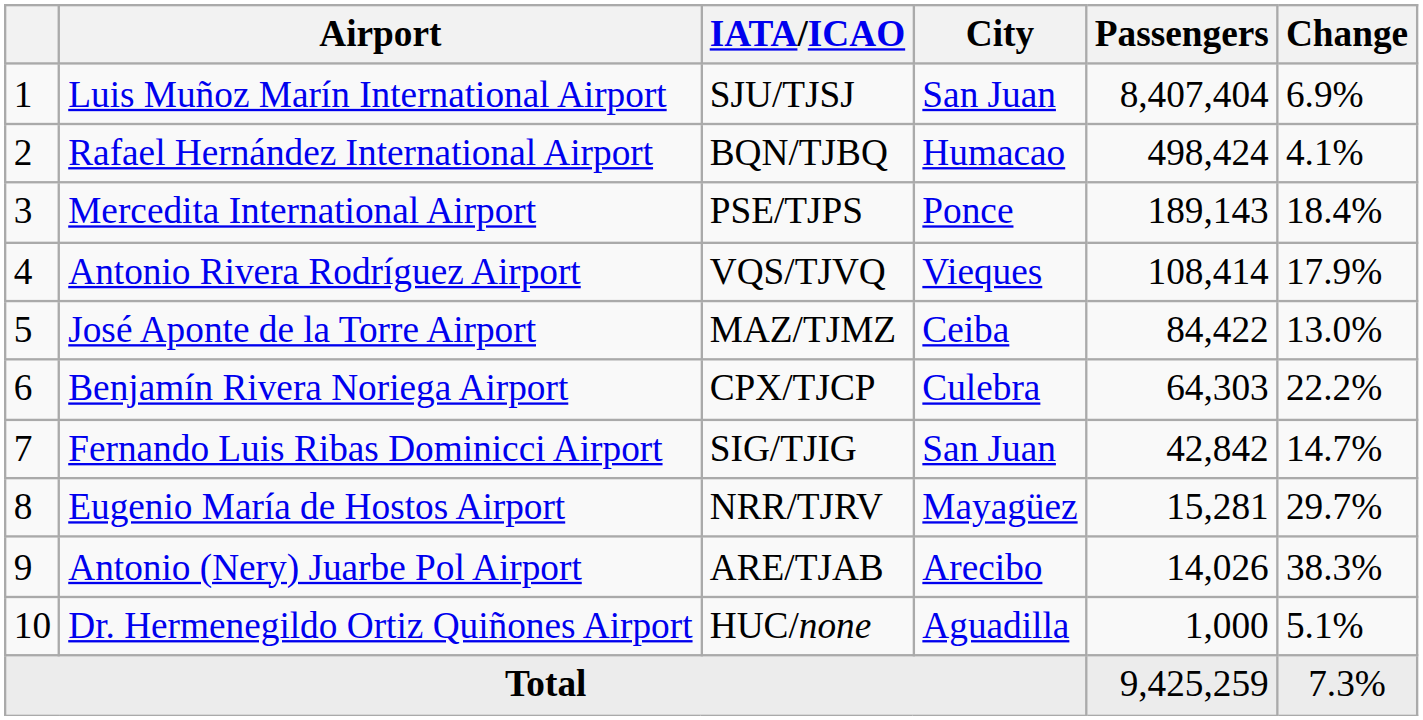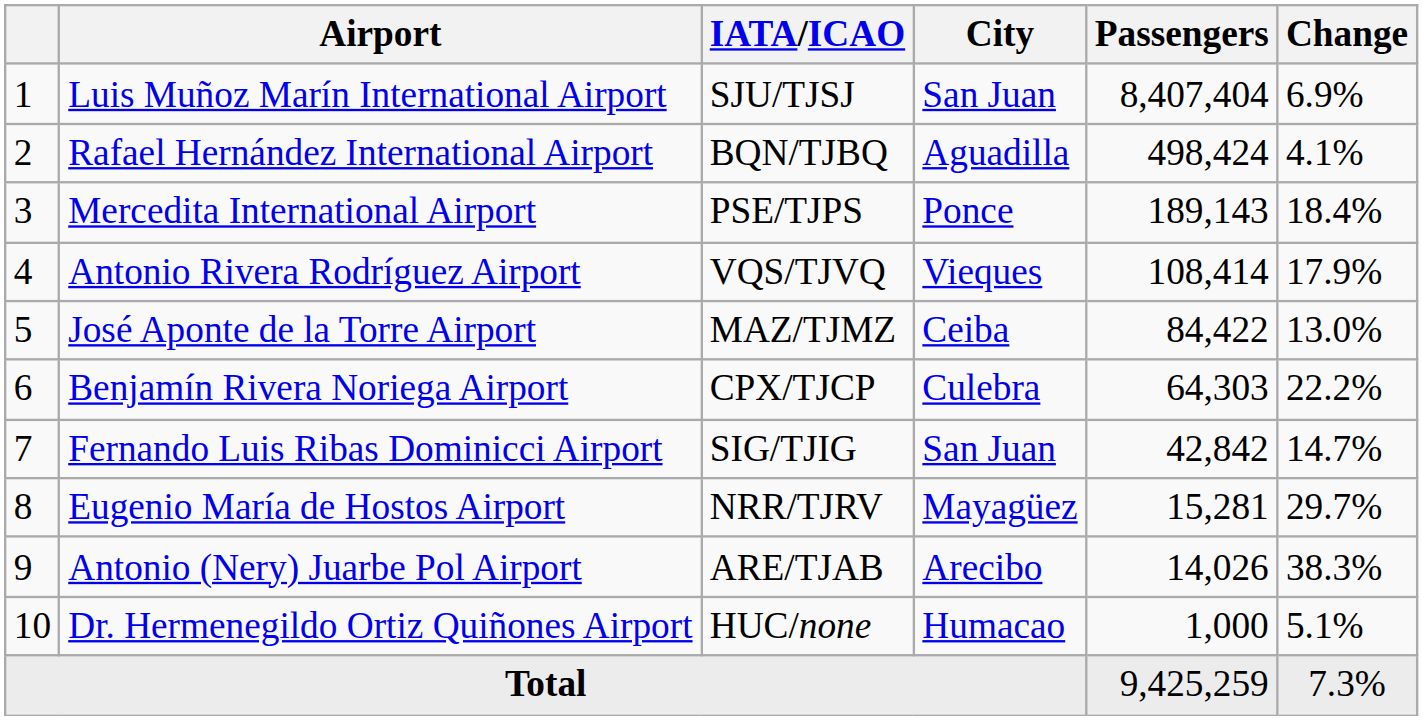(994, 152) Humacao -> (996, 152) Aguadilla
(996, 625) Aguadilla -> (994, 625) Humacao
